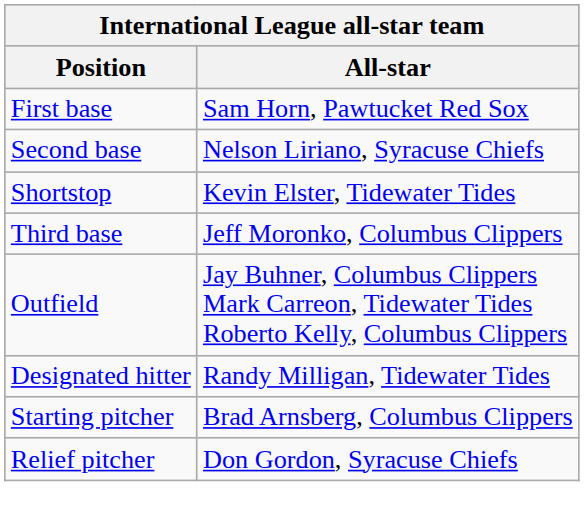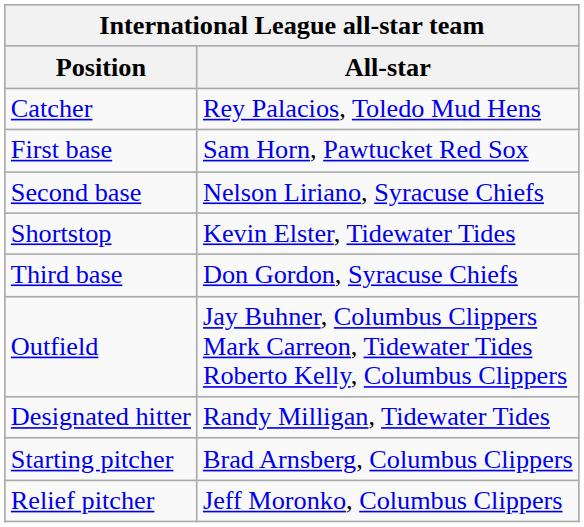+ row: (52, 108)
(383, 233) Jeff Moronko, Columbus Clippers -> (360, 274) Don Gordon, Syracuse Chiefs
(360, 458) Don Gordon, Syracuse Chiefs -> (383, 500) Jeff Moronko, Columbus Clippers
